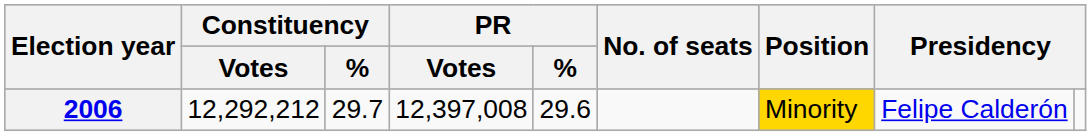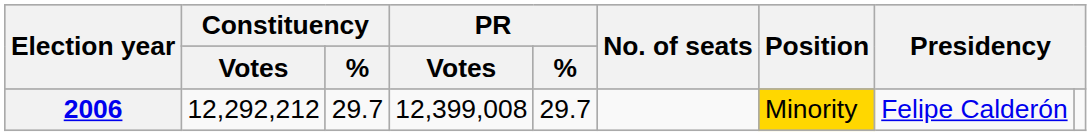(461, 109) 12,397,008 -> (461, 109) 12,399,008
(565, 109) 29.6 -> (565, 109) 29.7
